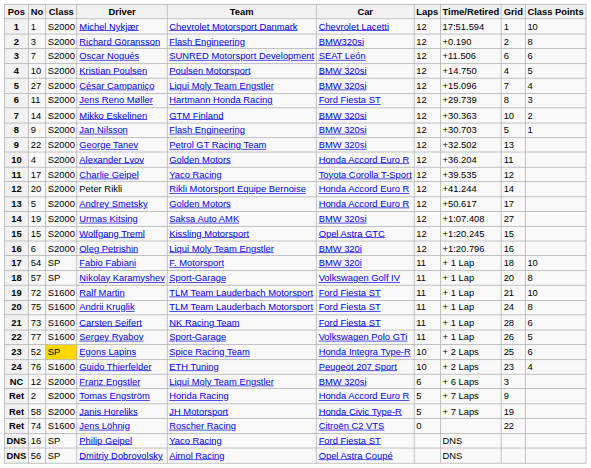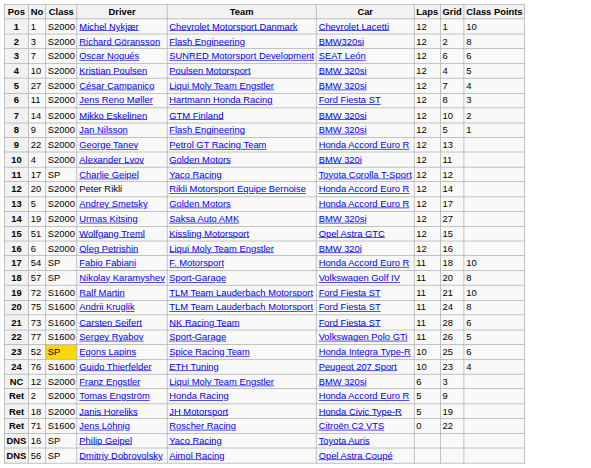- column: (471, 11)
(343, 144) BMW 320si -> (364, 144) Honda Accord Euro R
(364, 159) Honda Accord Euro R -> (340, 159) BMW 320i
(61, 174) S2000 -> (54, 174) SP
(36, 233) 15 -> (36, 233) 51
(340, 263) BMW 320i -> (364, 263) Honda Accord Euro R
(36, 411) 58 -> (36, 411) 18
(36, 426) 74 -> (36, 426) 71
(350, 440) Ford Fiesta ST -> (344, 440) Toyota Auris
